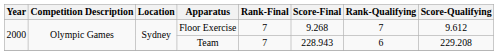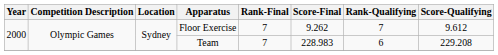(317, 27) 9.268 -> (317, 27) 9.262
(317, 43) 228.943 -> (317, 43) 228.983
